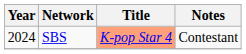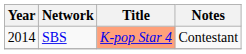(22, 37) 2024 -> (22, 37) 2014
